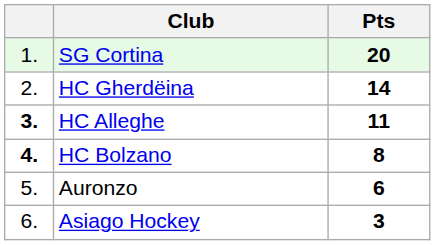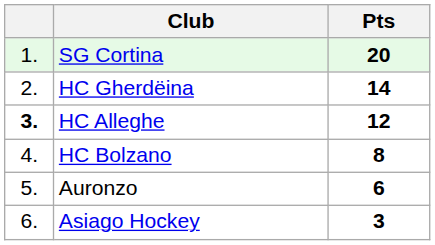(379, 121) 11 -> (379, 121) 12
(29, 155) bold -> (29, 155) normal
